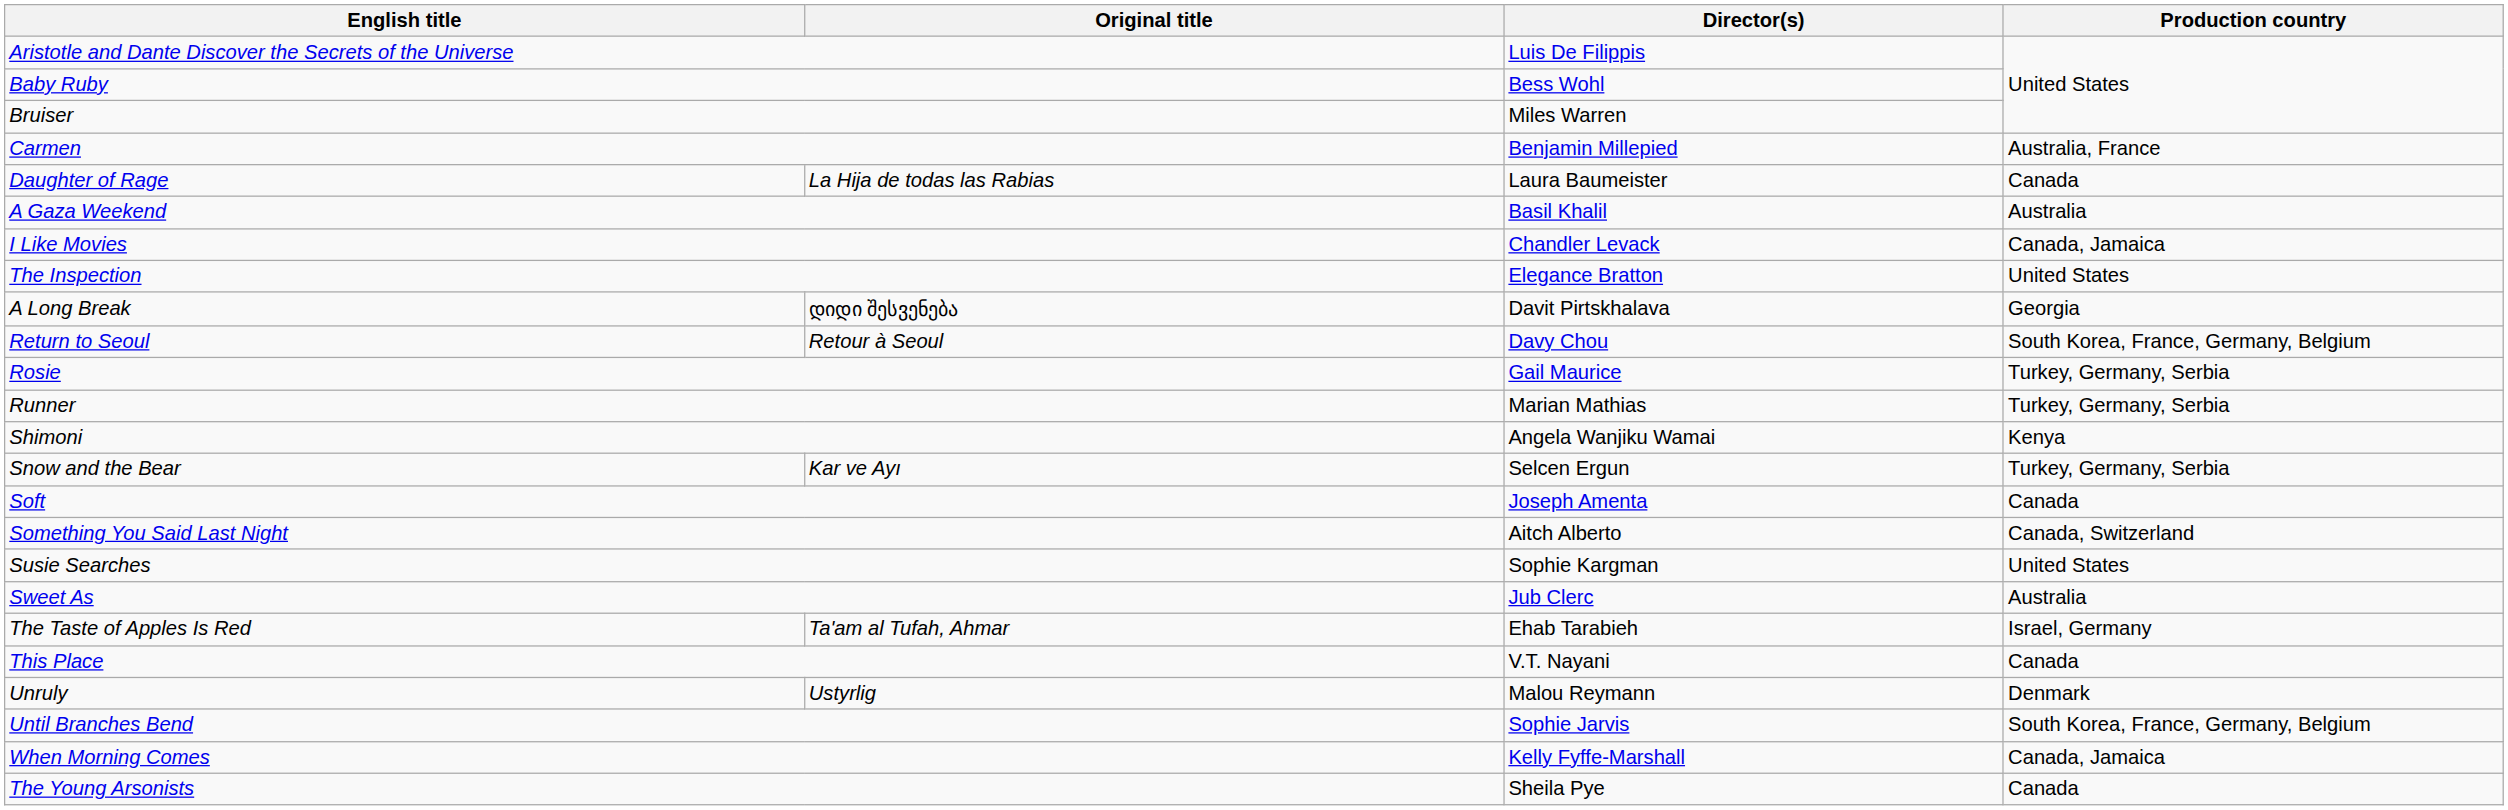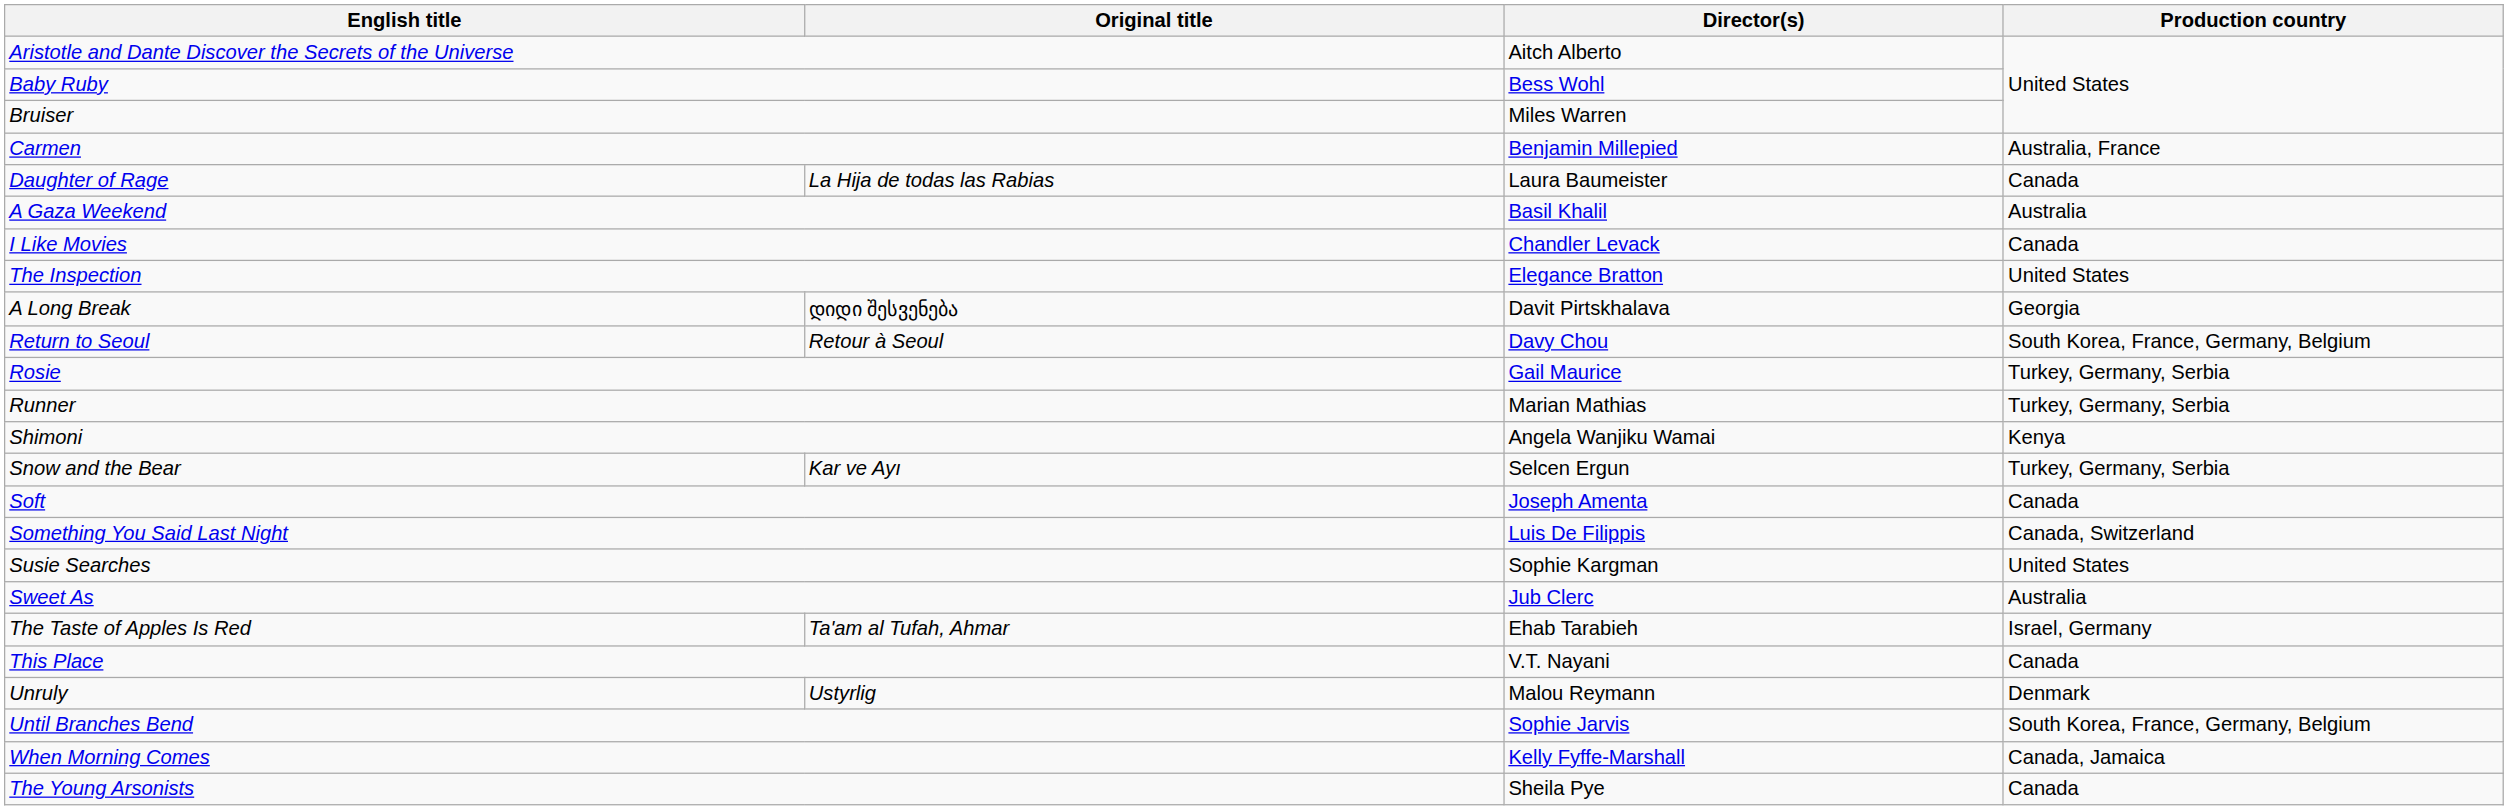(1577, 52) Luis De Filippis -> (1565, 52) Aitch Alberto
(2087, 244) Canada, Jamaica -> (2043, 244) Canada
(1565, 533) Aitch Alberto -> (1577, 533) Luis De Filippis
